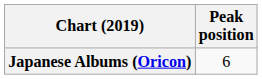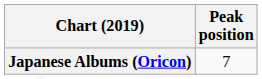(226, 61) 6 -> (226, 61) 7
